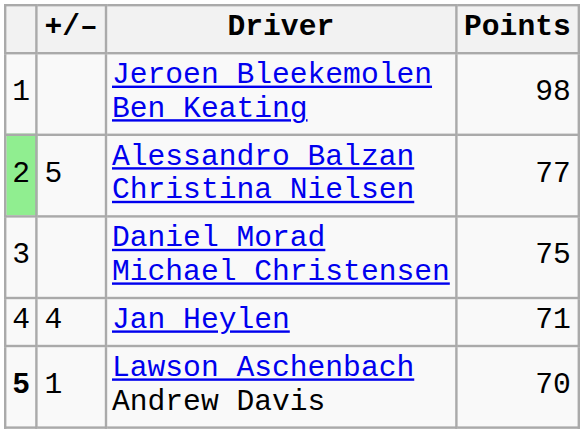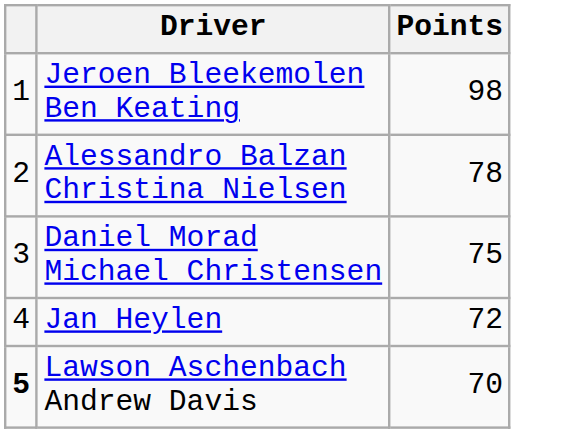- column: (71, 29)
(21, 176) lightgreen background -> (21, 176) no background
(553, 176) 77 -> (485, 176) 78
(553, 322) 71 -> (485, 322) 72
